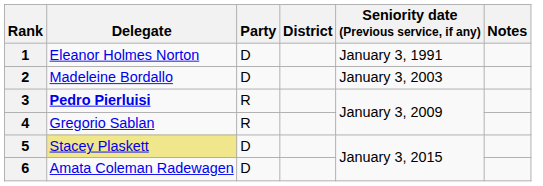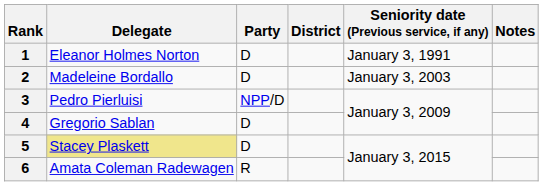(100, 100) bold -> (96, 100) normal
(246, 100) R -> (262, 100) NPP/D
(246, 123) R -> (246, 123) D
(246, 169) D -> (246, 169) R
